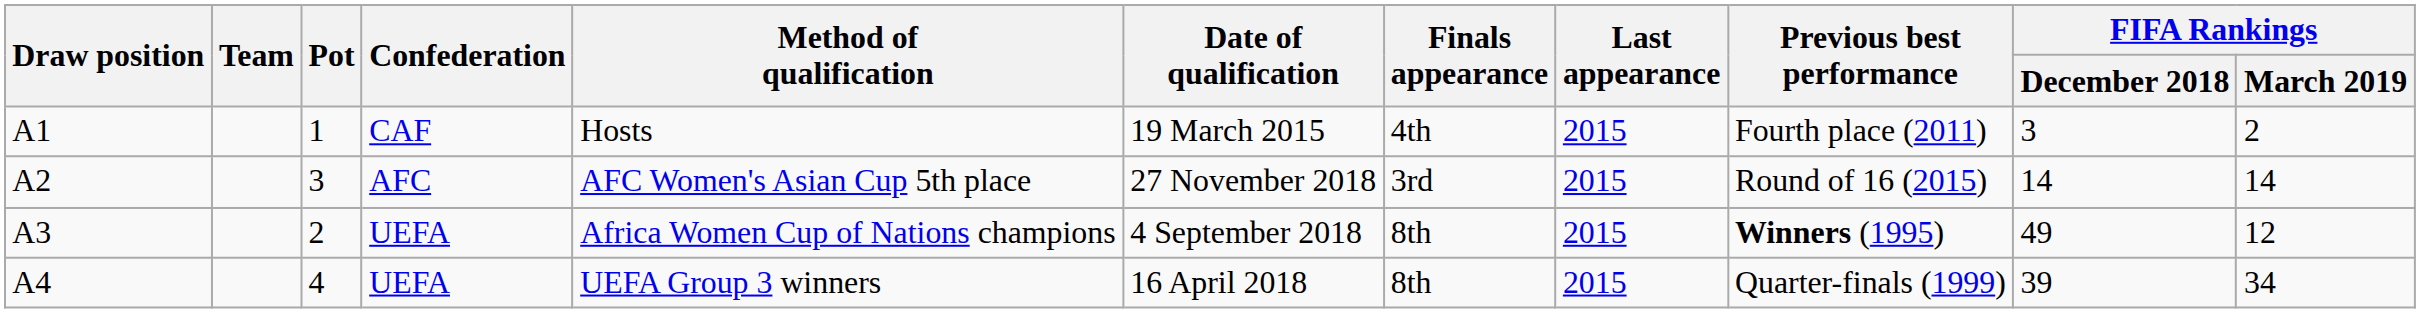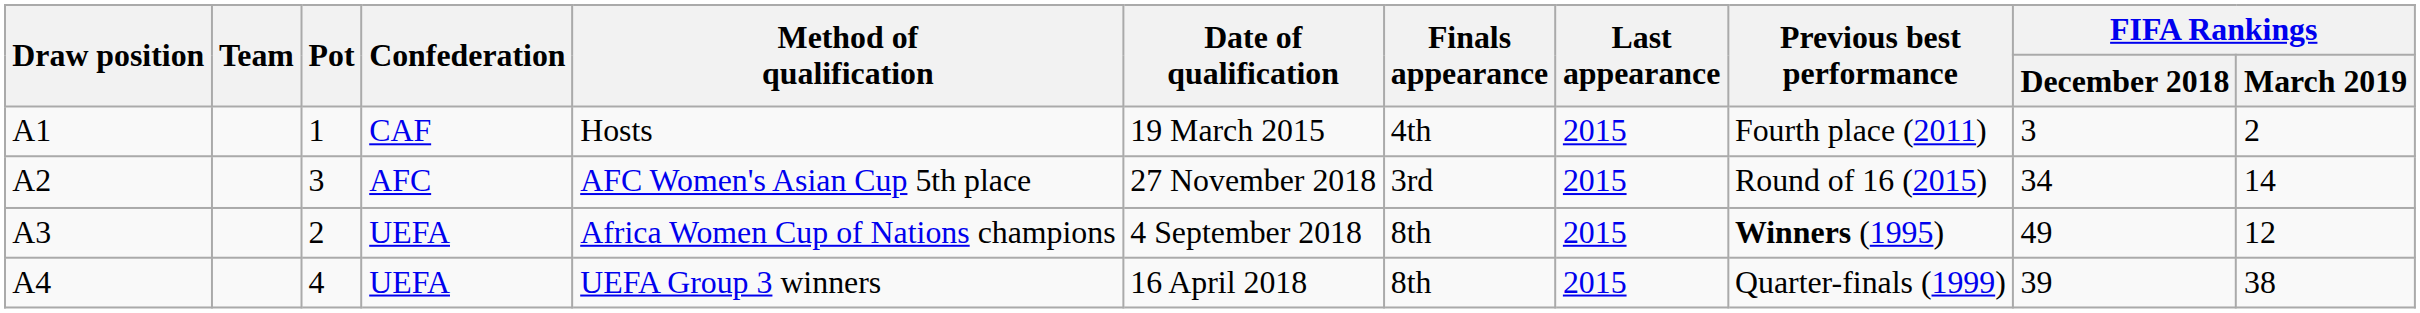(2036, 181) 14 -> (2036, 181) 34
(2260, 282) 34 -> (2260, 282) 38
